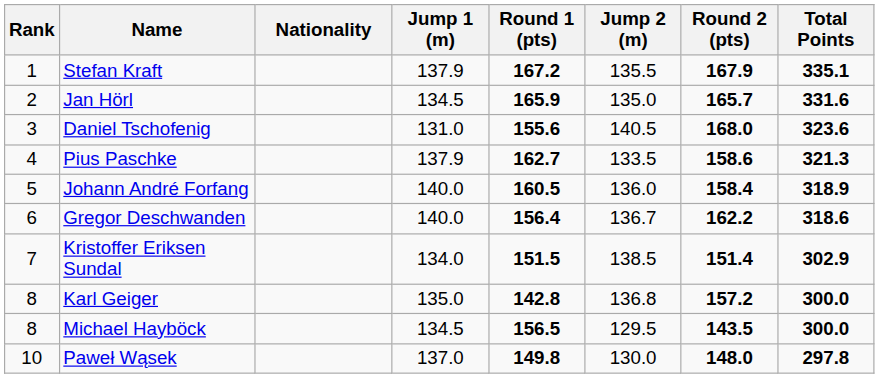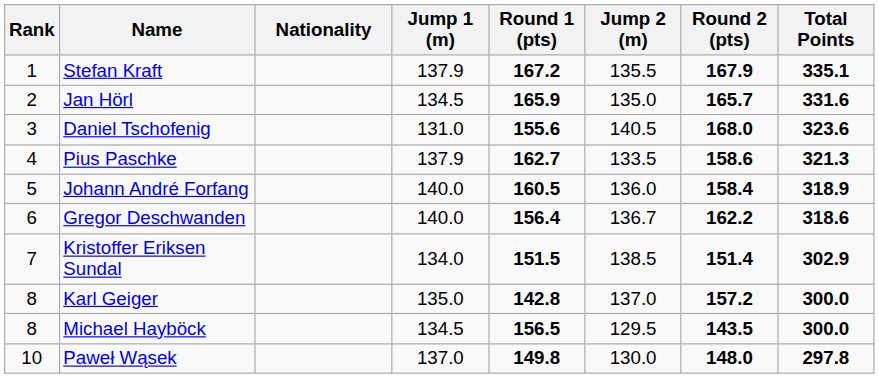(633, 298) 136.8 -> (633, 298) 137.0
